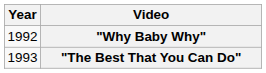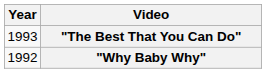rows swapped: (151, 36) <-> (151, 57)
